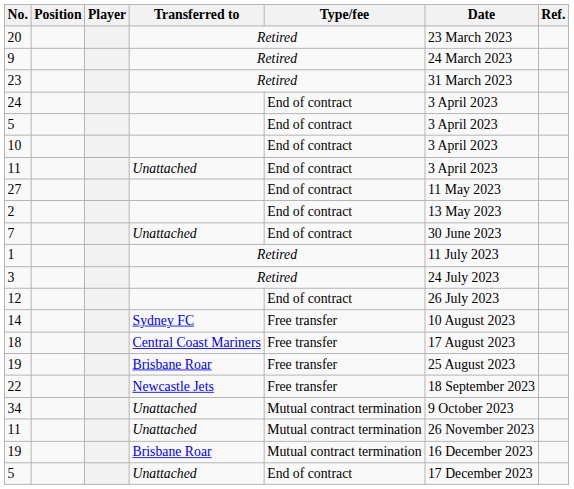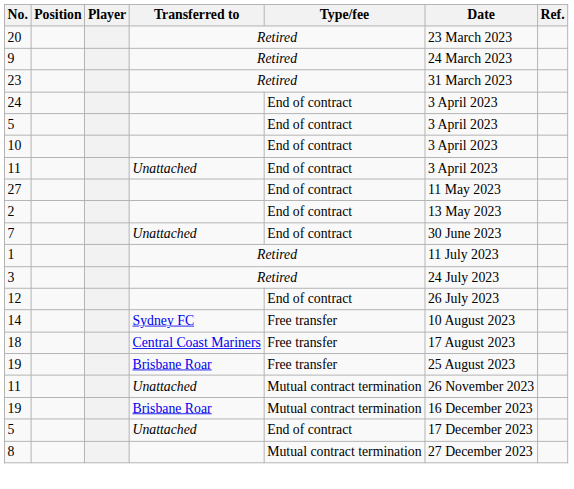- row: (14, 386)
- row: (14, 408)
+ row: (11, 451)
